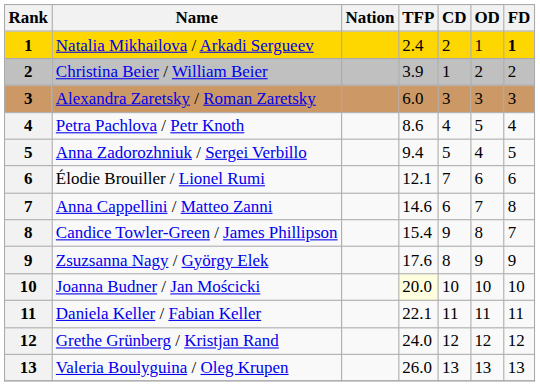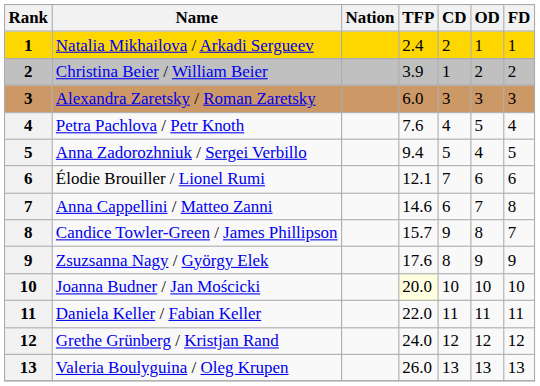(512, 44) bold -> (512, 44) normal
(413, 125) 8.6 -> (413, 125) 7.6
(417, 233) 15.4 -> (417, 233) 15.7
(417, 313) 22.1 -> (417, 313) 22.0
